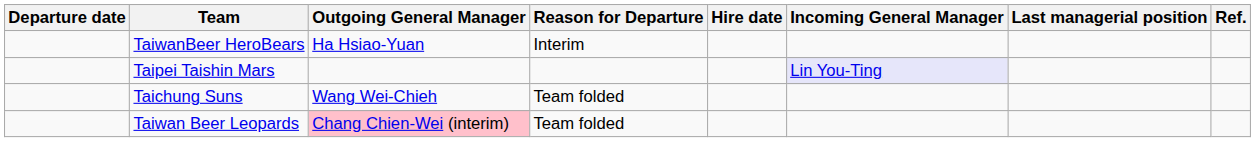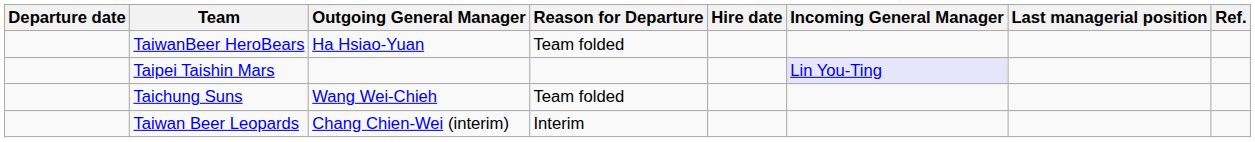(559, 44) Interim -> (579, 44) Team folded
(411, 123) pink background -> (411, 123) no background
(579, 123) Team folded -> (559, 123) Interim
